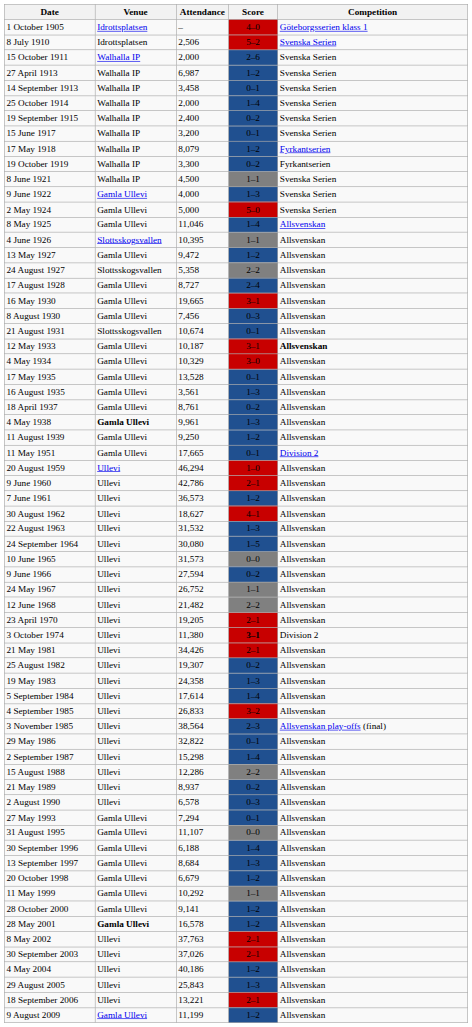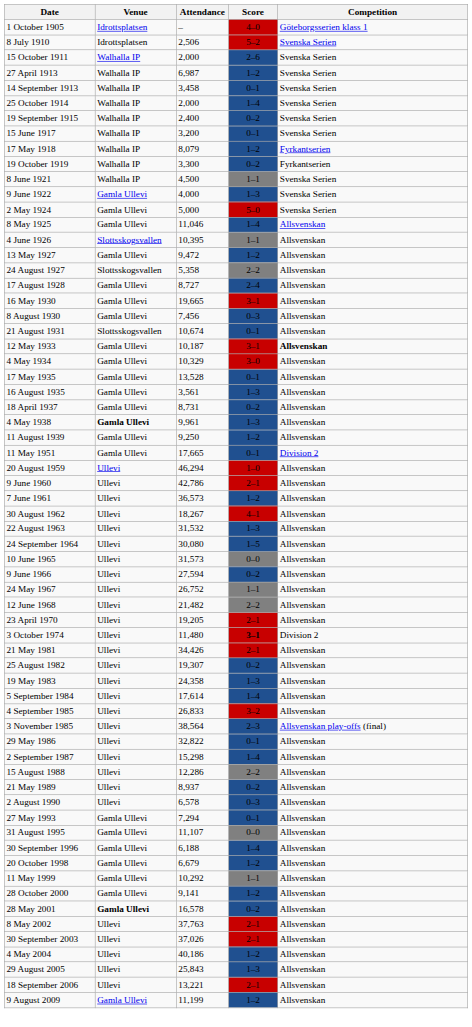(189, 407) 8,761 -> (189, 407) 8,731
(191, 514) 18,627 -> (191, 514) 18,267
(191, 635) 11,380 -> (191, 635) 11,480
- row: (42, 863)
(253, 924) 1–2 -> (253, 909) 0–2
